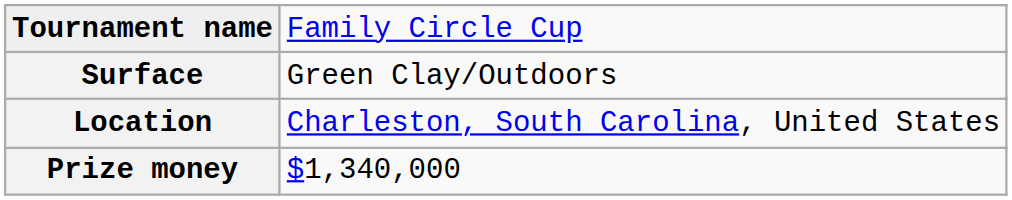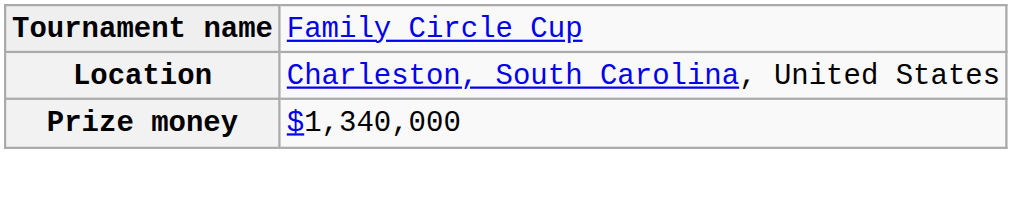- row: (142, 76)
